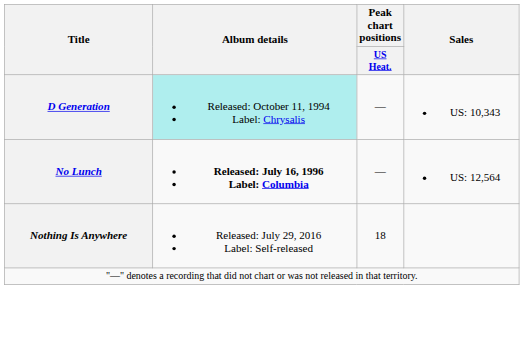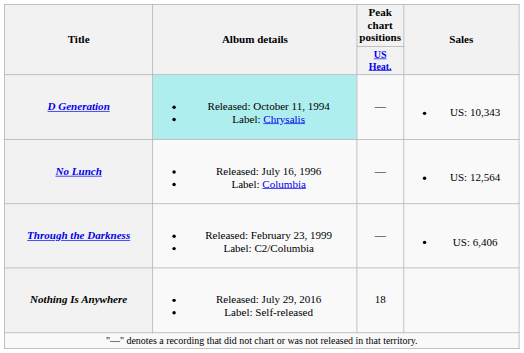(255, 178) bold -> (255, 178) normal
+ row: (79, 236)
